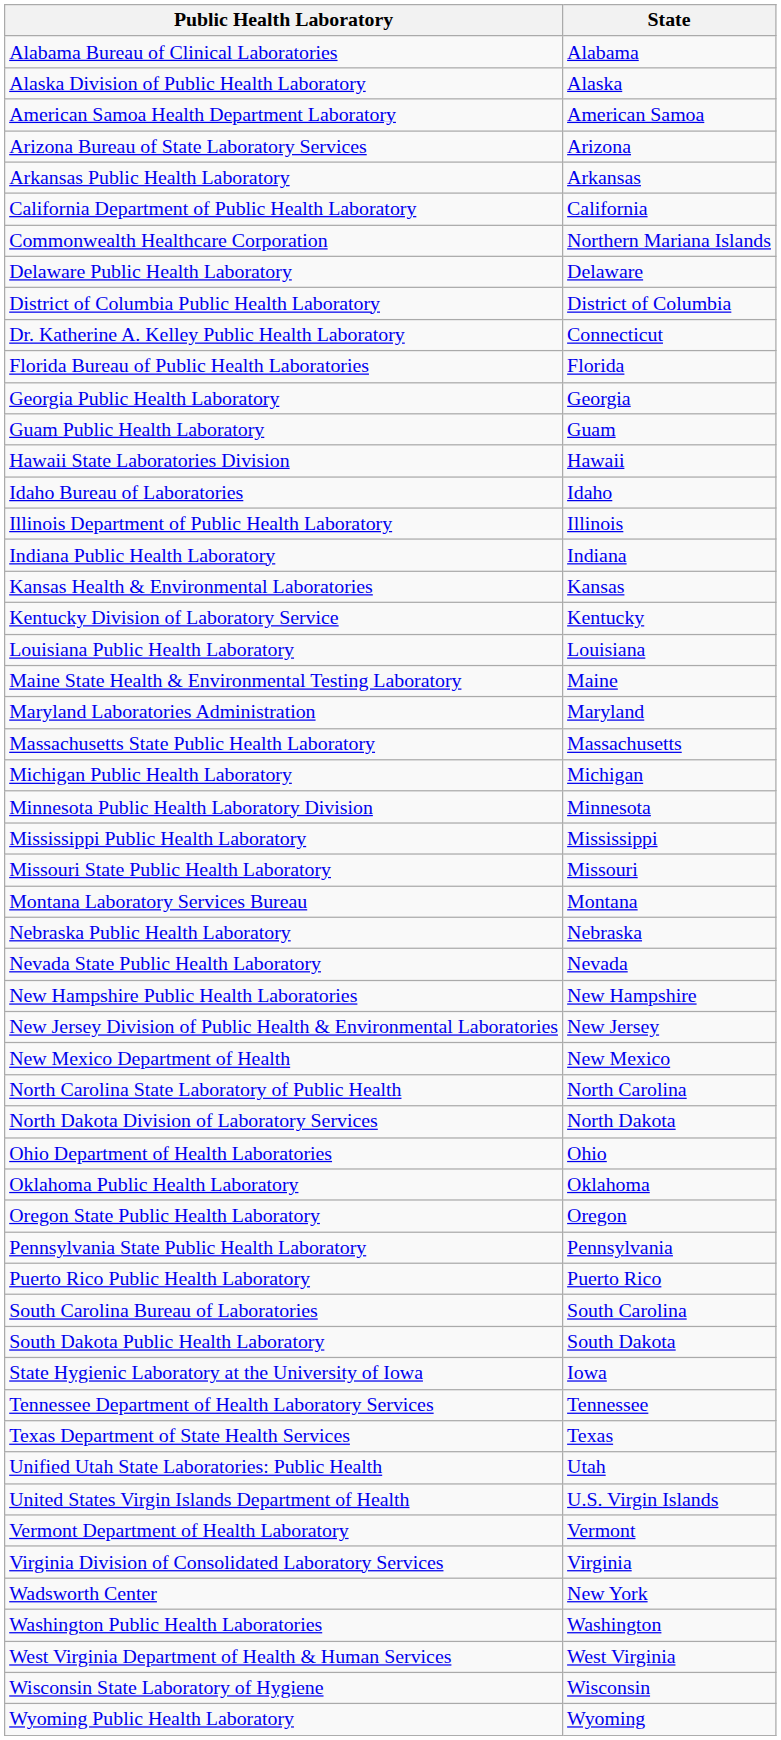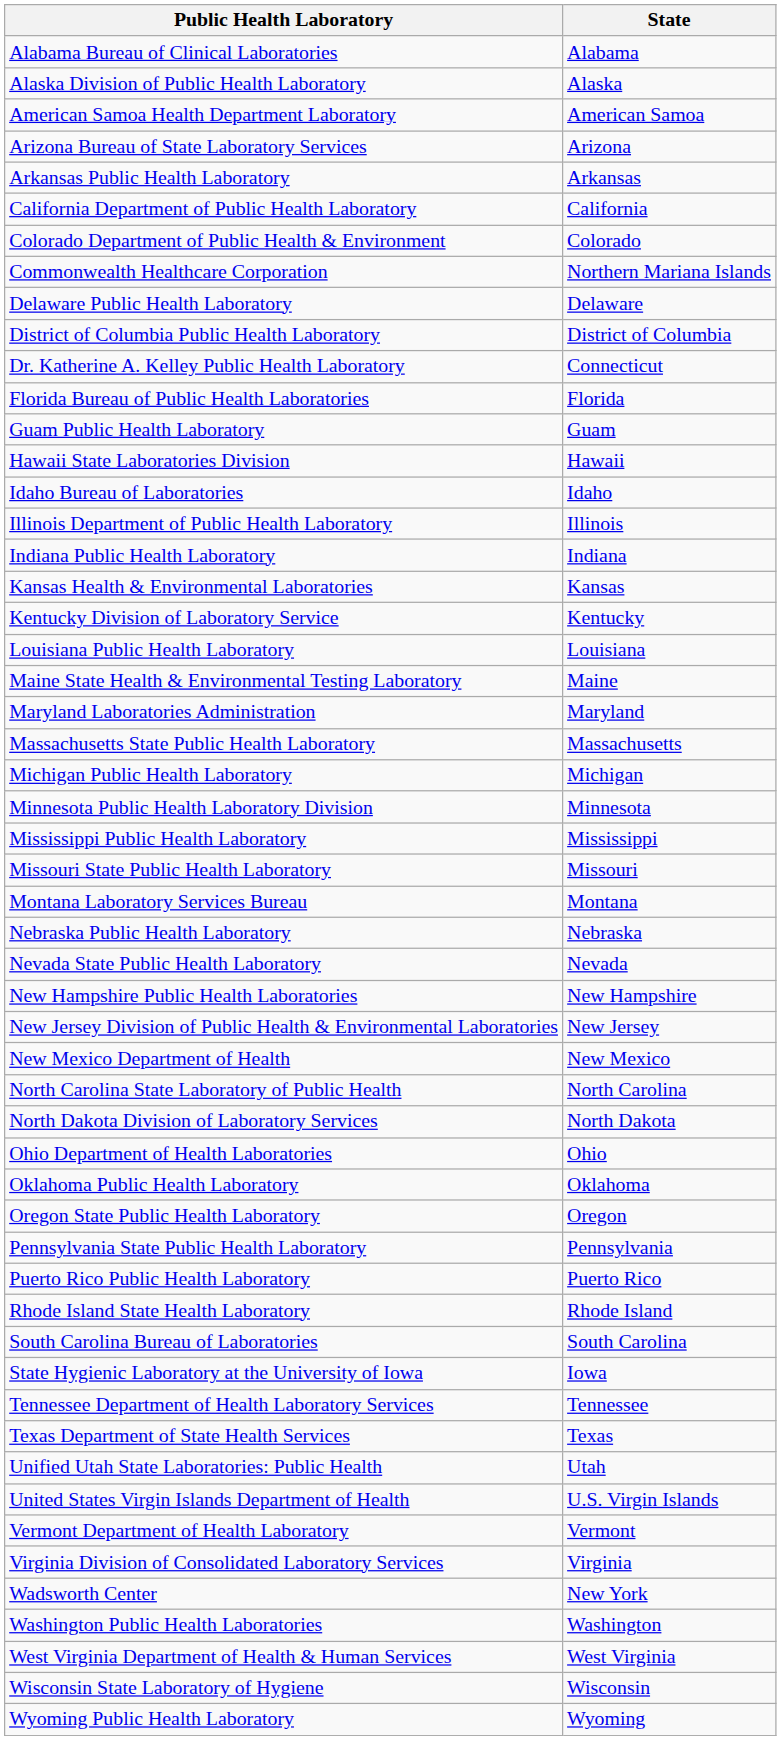+ row: (227, 240)
- row: (144, 397)
+ row: (160, 1310)
- row: (167, 1341)
